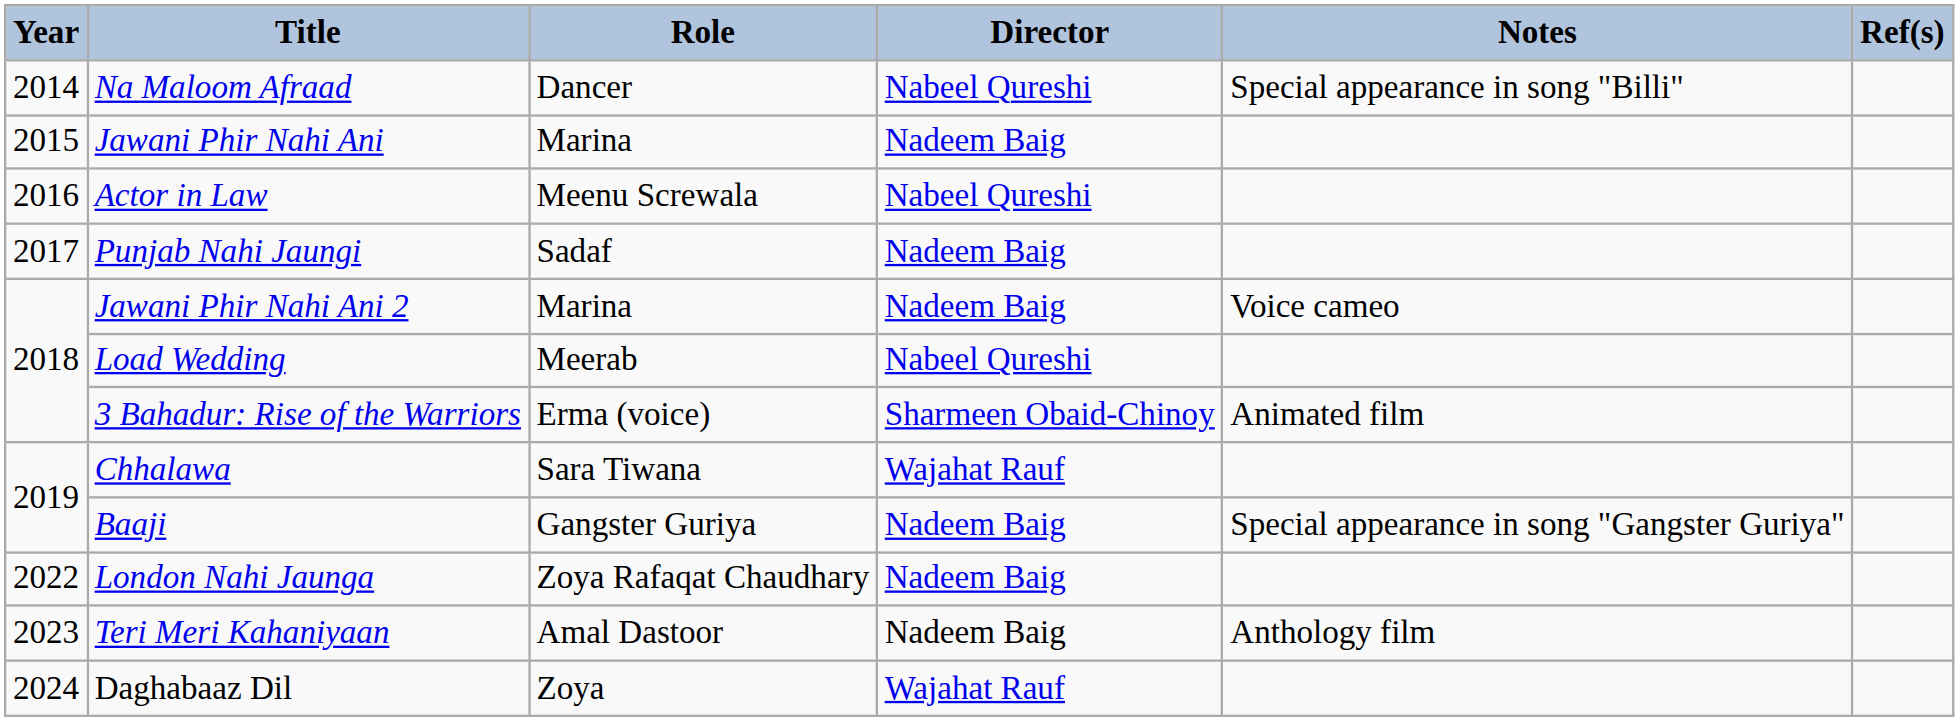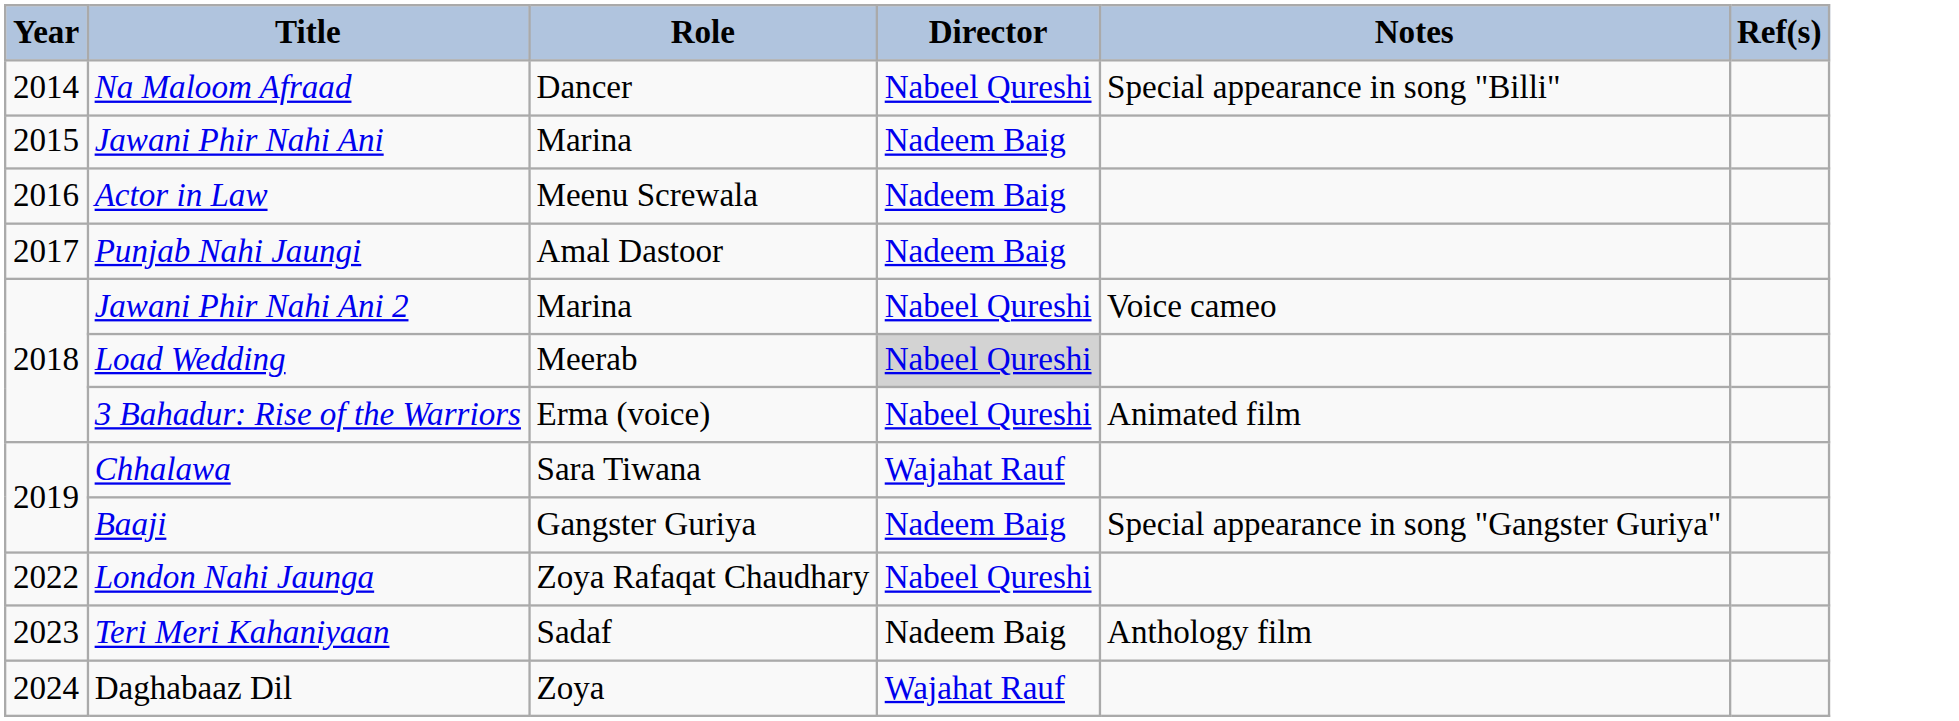(988, 196) Nabeel Qureshi -> (975, 196) Nadeem Baig
(574, 250) Sadaf -> (630, 250) Amal Dastoor
(975, 305) Nadeem Baig -> (988, 305) Nabeel Qureshi
(988, 359) no background -> (988, 359) lightgrey background
(1050, 414) Sharmeen Obaid-Chinoy -> (988, 414) Nabeel Qureshi
(975, 578) Nadeem Baig -> (988, 578) Nabeel Qureshi
(630, 633) Amal Dastoor -> (574, 633) Sadaf
